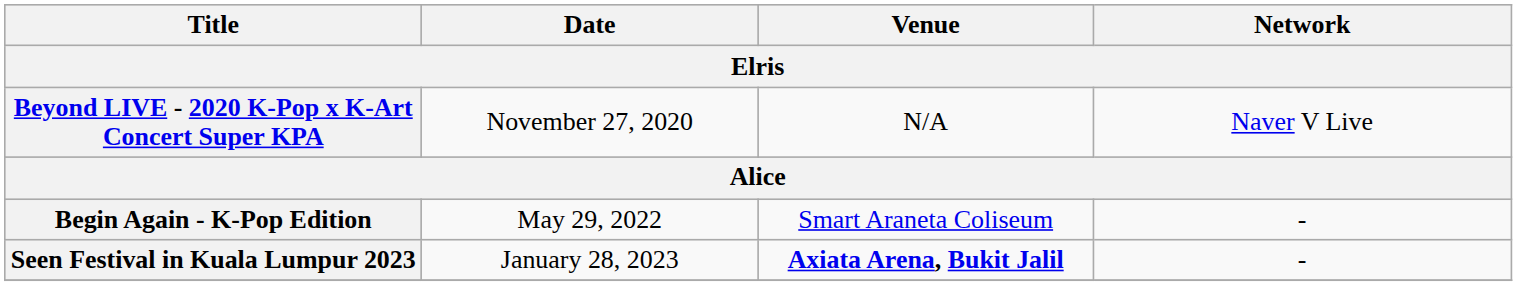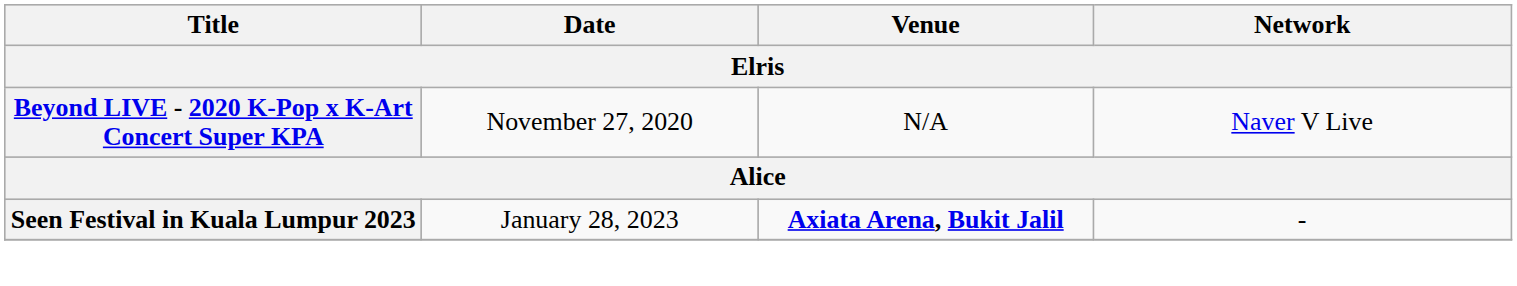- row: (213, 218)
